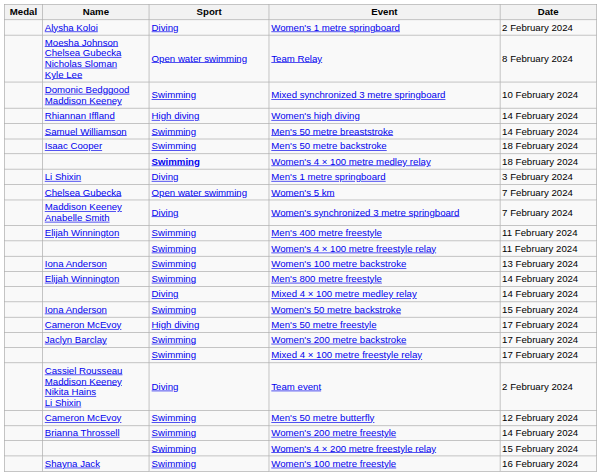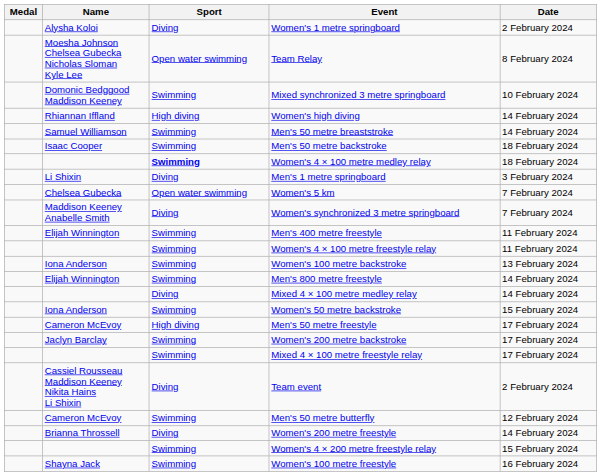(174, 433) Swimming -> (165, 433) Diving
